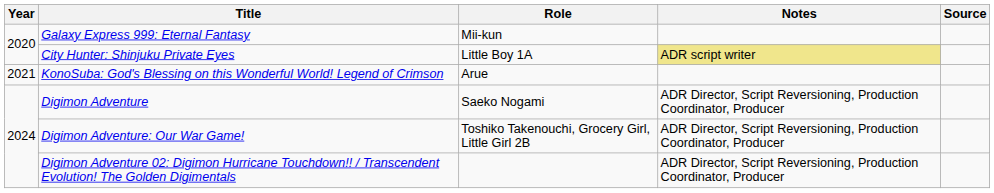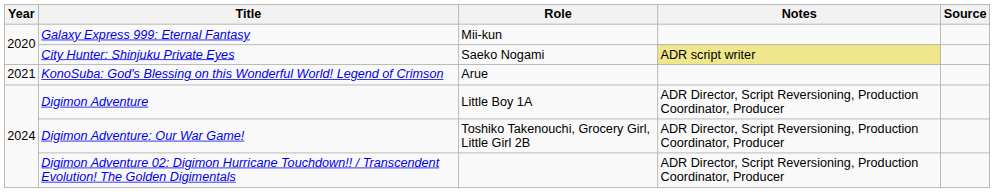(497, 54) Little Boy 1A -> (503, 54) Saeko Nogami
(503, 101) Saeko Nogami -> (497, 101) Little Boy 1A
